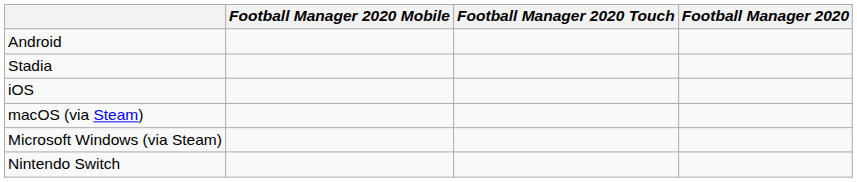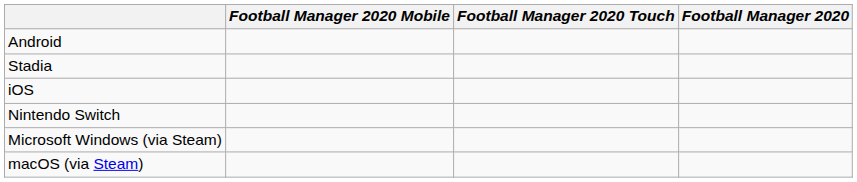rows swapped: (76, 115) <-> (64, 164)
